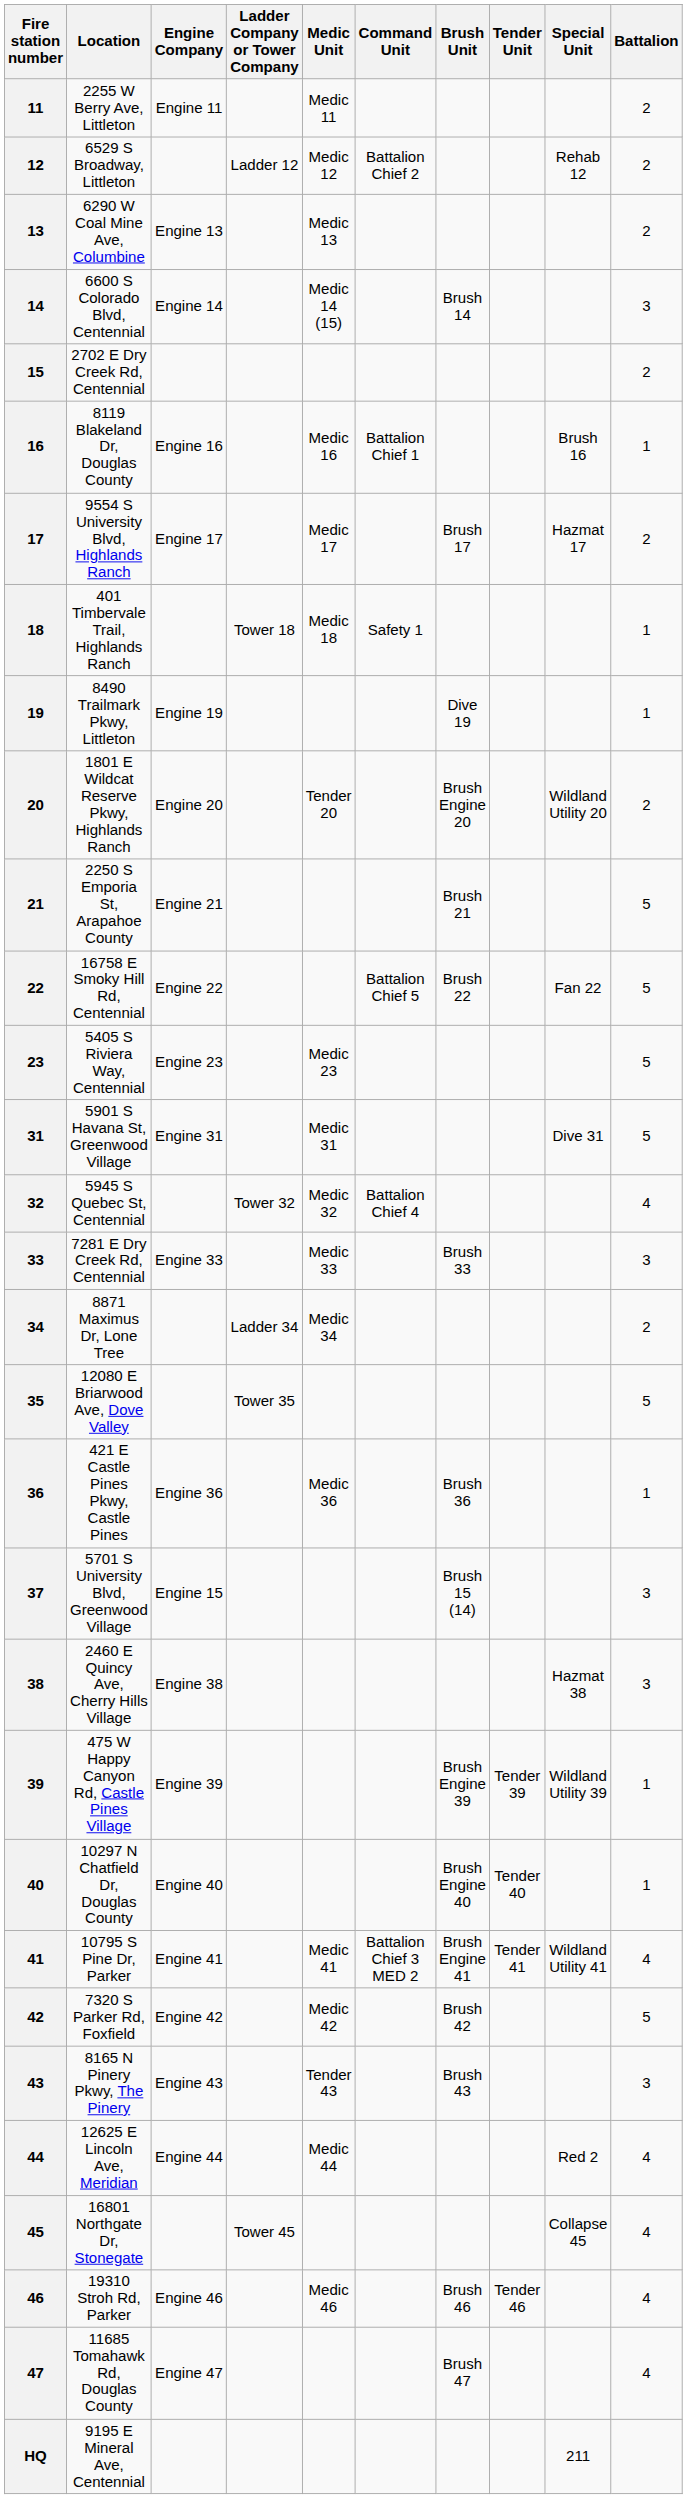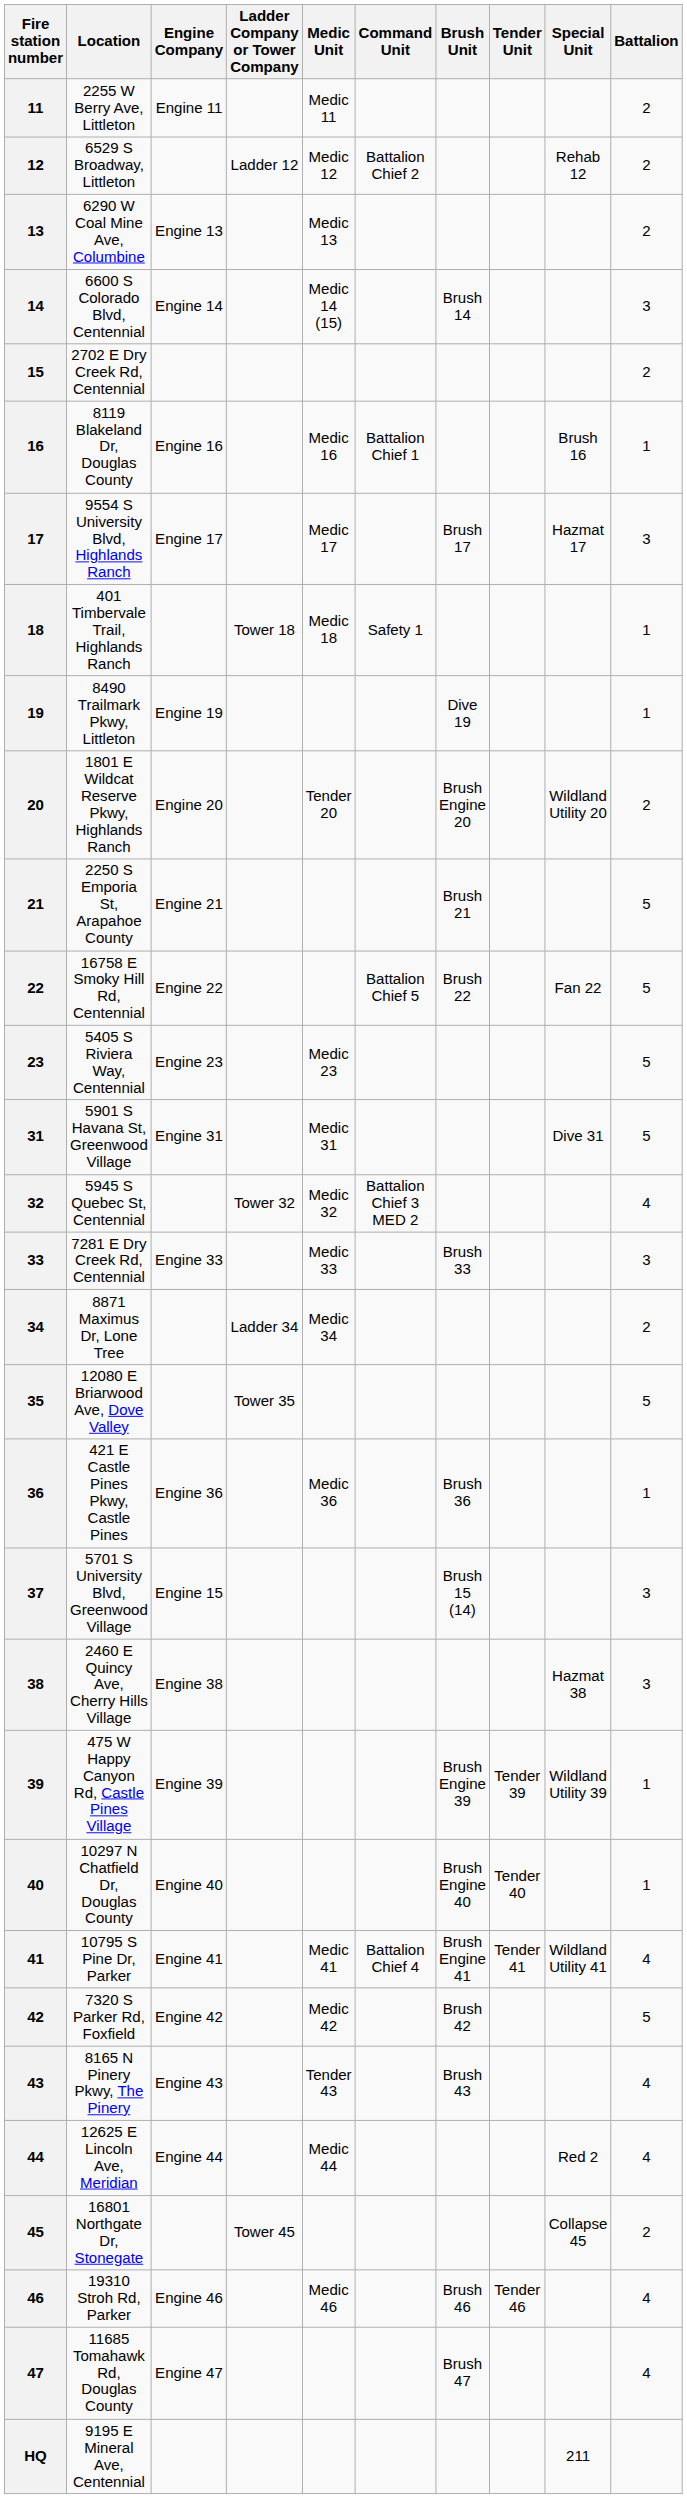(646, 538) 2 -> (646, 538) 3
(395, 1203) Battalion Chief 4 -> (395, 1203) Battalion Chief 3 MED 2
(395, 1959) Battalion Chief 3 MED 2 -> (395, 1959) Battalion Chief 4
(646, 2083) 3 -> (646, 2083) 4
(646, 2232) 4 -> (646, 2232) 2
